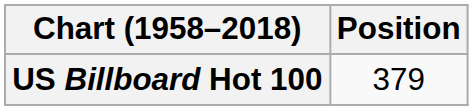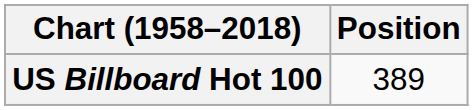(399, 79) 379 -> (399, 79) 389
